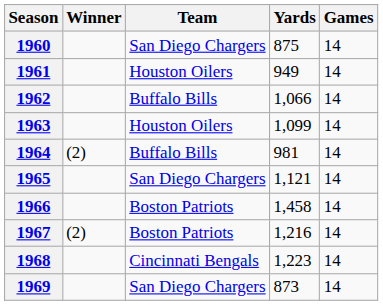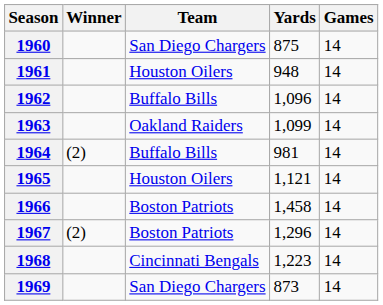(286, 71) 949 -> (286, 71) 948
(293, 98) 1,066 -> (293, 98) 1,096
(181, 125) Houston Oilers -> (186, 125) Oakland Raiders
(197, 179) San Diego Chargers -> (181, 179) Houston Oilers
(293, 233) 1,216 -> (293, 233) 1,296
